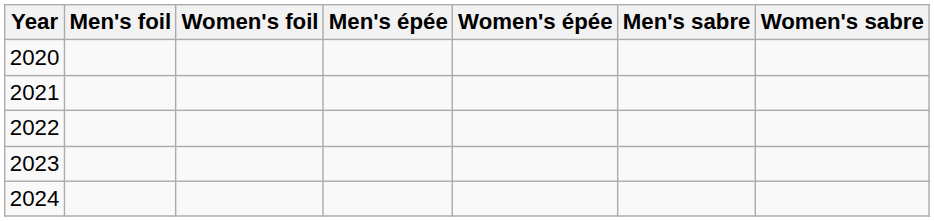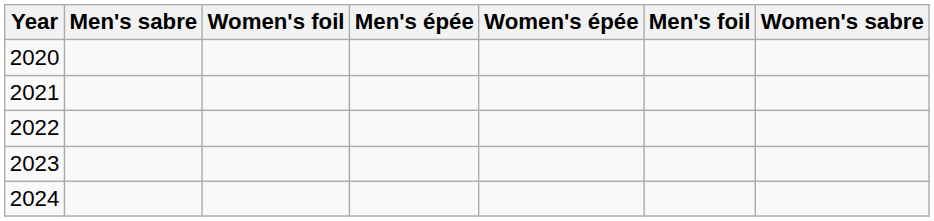columns swapped: (120, 22) <-> (687, 22)
